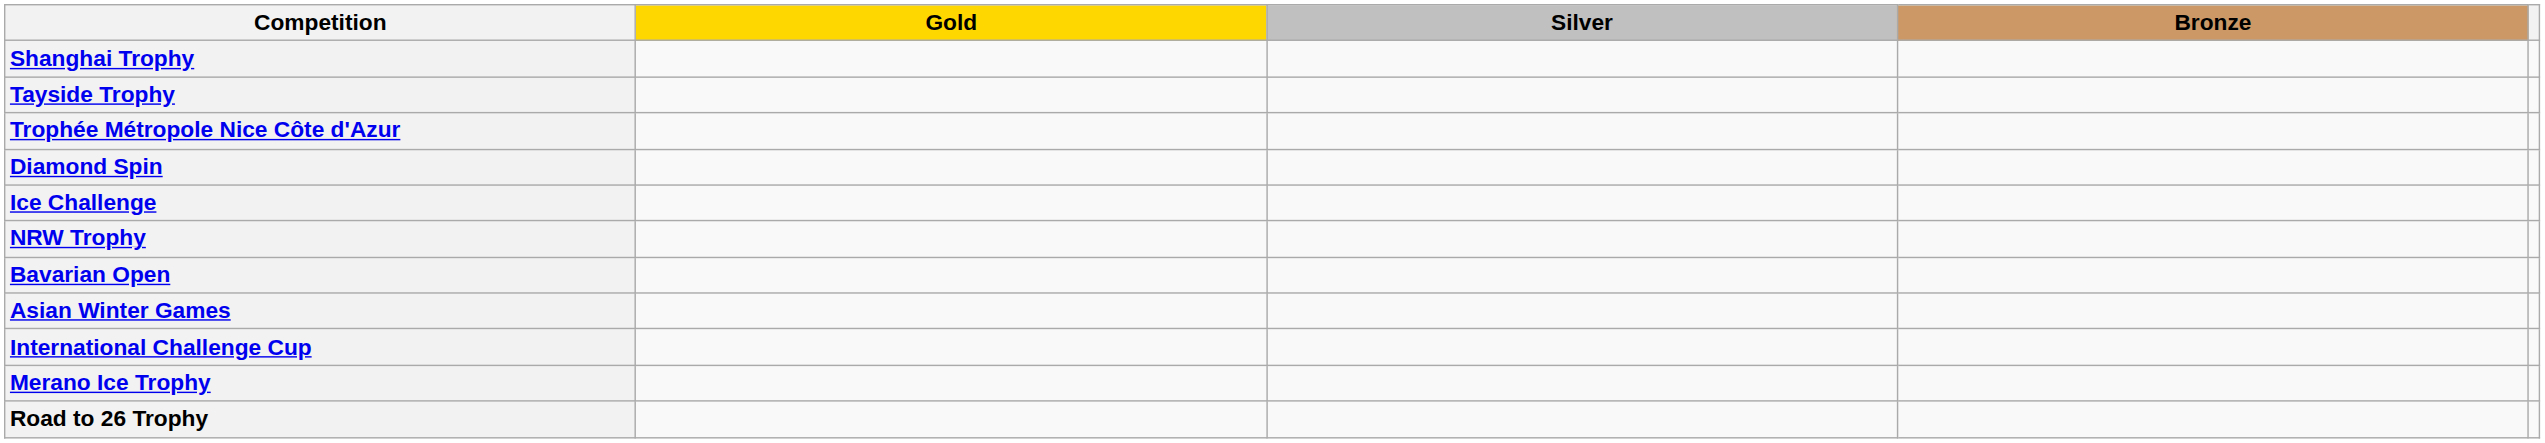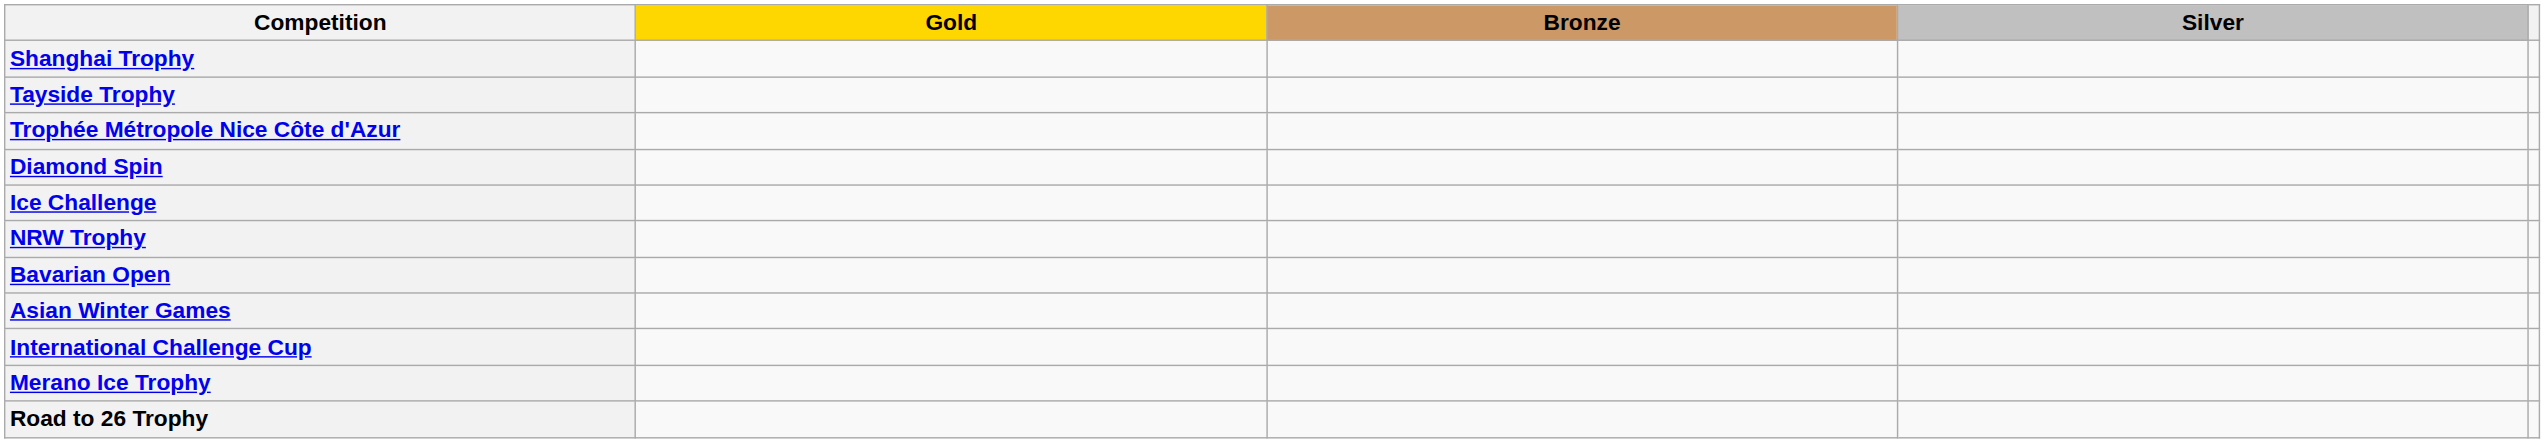columns swapped: (1582, 22) <-> (2213, 22)
